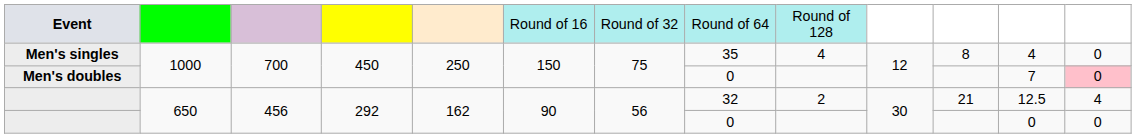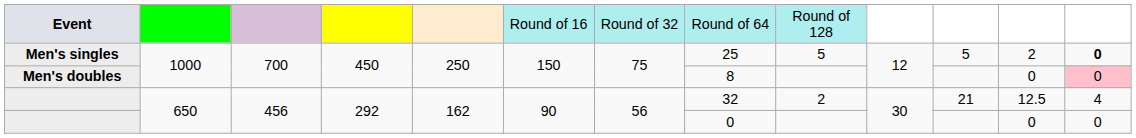(730, 55) 35 -> (730, 55) 25
(821, 55) 4 -> (821, 55) 5
(966, 55) 8 -> (966, 55) 5
(1032, 55) 4 -> (1032, 55) 2
(1098, 55) normal -> (1098, 55) bold
(730, 77) 0 -> (730, 77) 8
(1032, 77) 7 -> (1032, 77) 0
